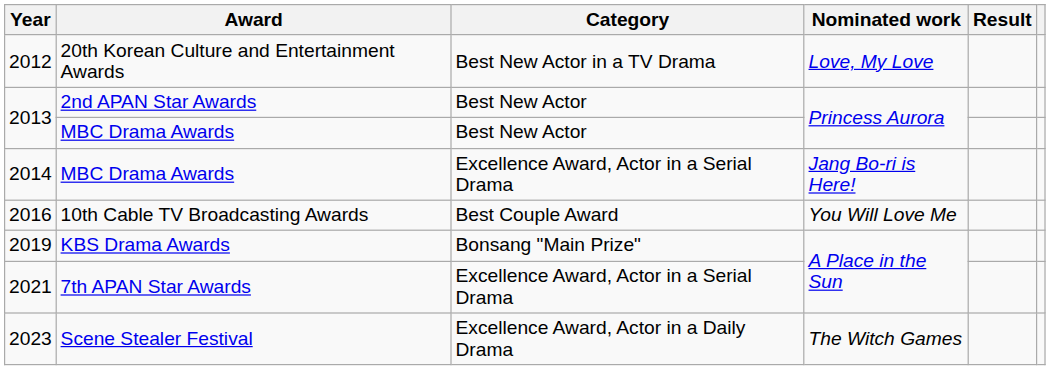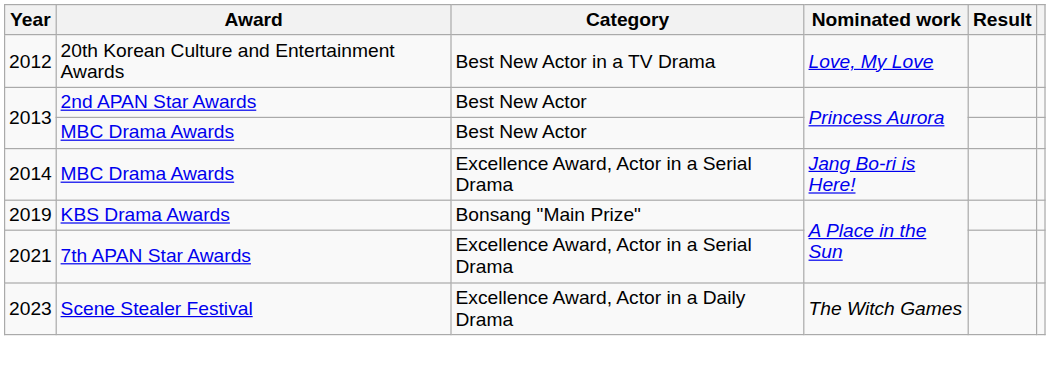- row: (30, 215)
